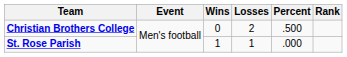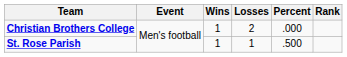(218, 28) 0 -> (218, 28) 1
(292, 28) .500 -> (292, 28) .000
(292, 44) .000 -> (292, 44) .500
